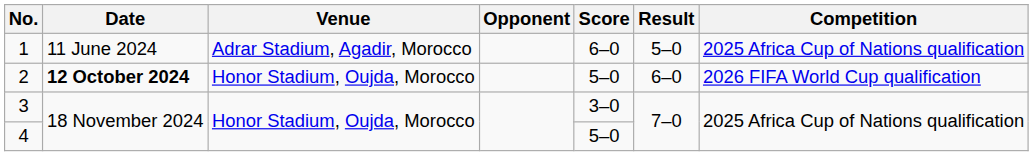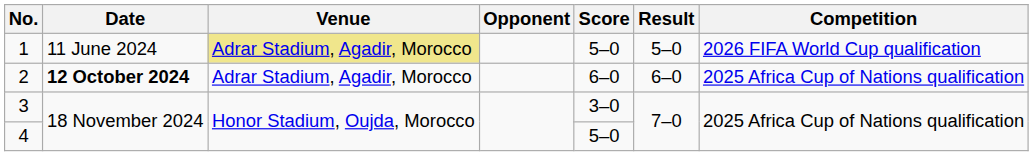(342, 48) no background -> (342, 48) khaki background
(604, 48) 6–0 -> (604, 48) 5–0
(864, 48) 2025 Africa Cup of Nations qualification -> (842, 48) 2026 FIFA World Cup qualification
(343, 77) Honor Stadium, Oujda, Morocco -> (342, 77) Adrar Stadium, Agadir, Morocco
(604, 77) 5–0 -> (604, 77) 6–0
(842, 77) 2026 FIFA World Cup qualification -> (864, 77) 2025 Africa Cup of Nations qualification
